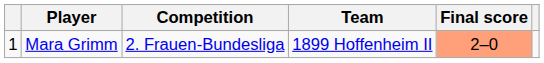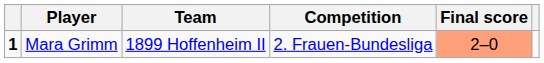columns swapped: (205, 17) <-> (362, 17)
(13, 44) normal -> (13, 44) bold
